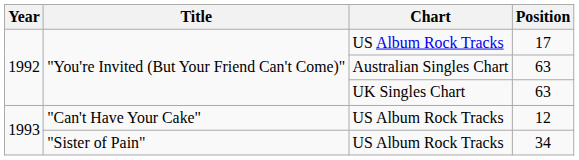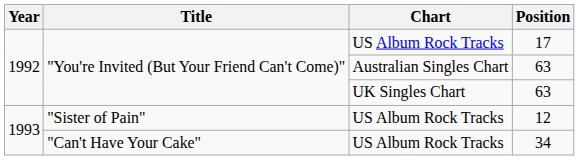(124, 117) "Can't Have Your Cake" -> (96, 117) "Sister of Pain"
(96, 142) "Sister of Pain" -> (124, 142) "Can't Have Your Cake"
